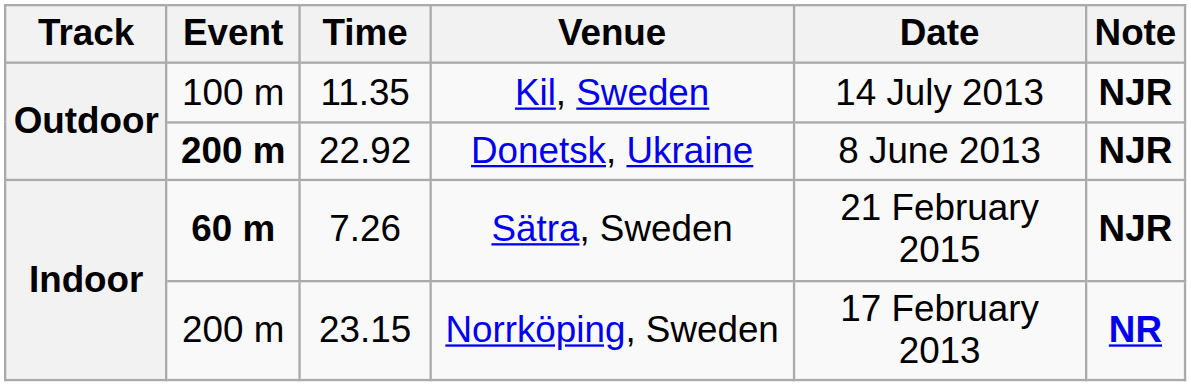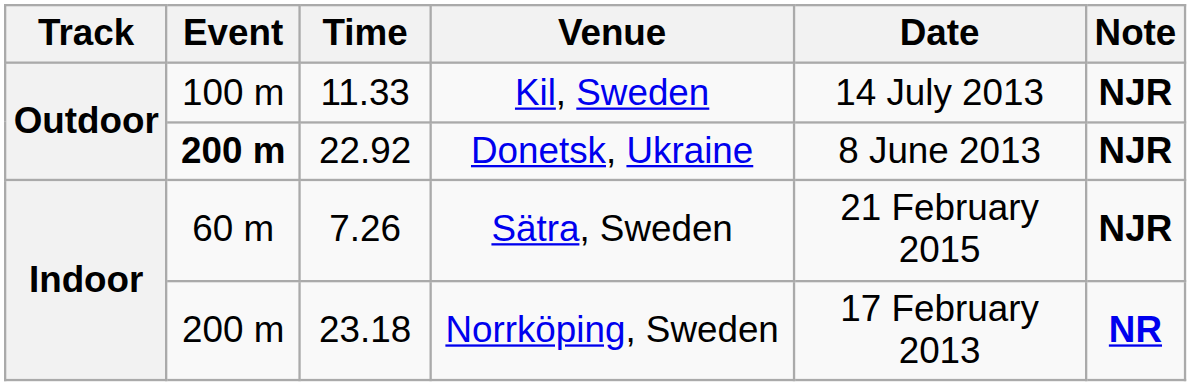(365, 92) 11.35 -> (365, 92) 11.33
(233, 229) bold -> (233, 229) normal
(365, 329) 23.15 -> (365, 329) 23.18
